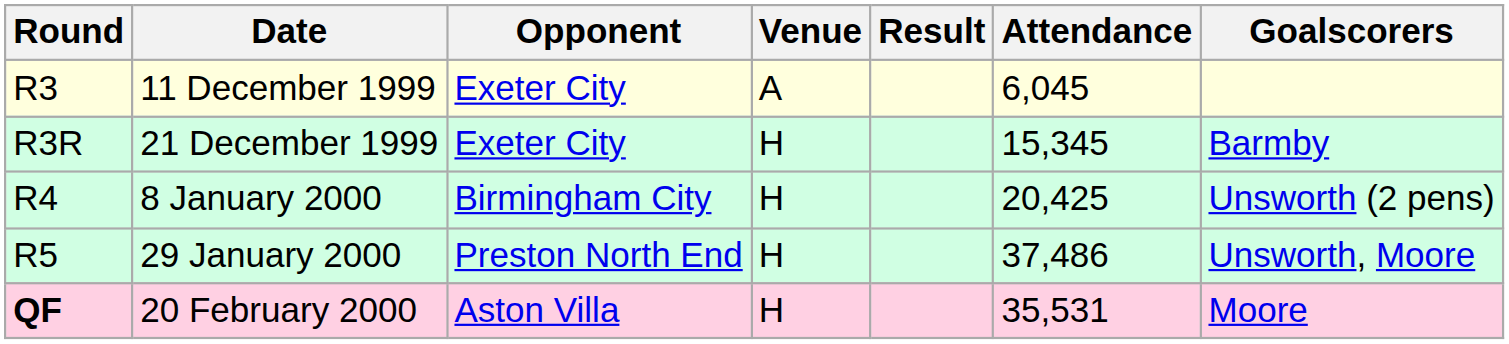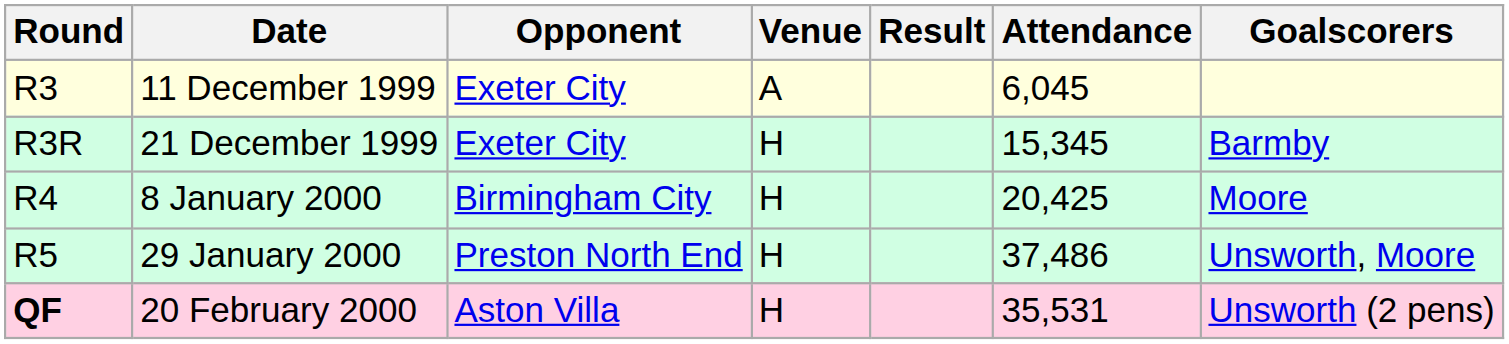(1352, 198) Unsworth (2 pens) -> (1258, 198) Moore
(1258, 310) Moore -> (1352, 310) Unsworth (2 pens)
